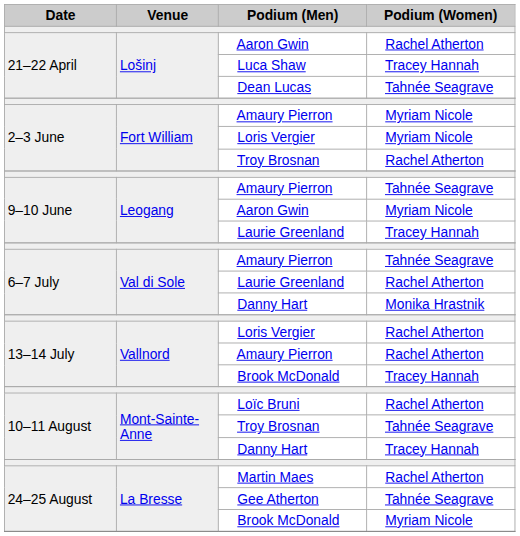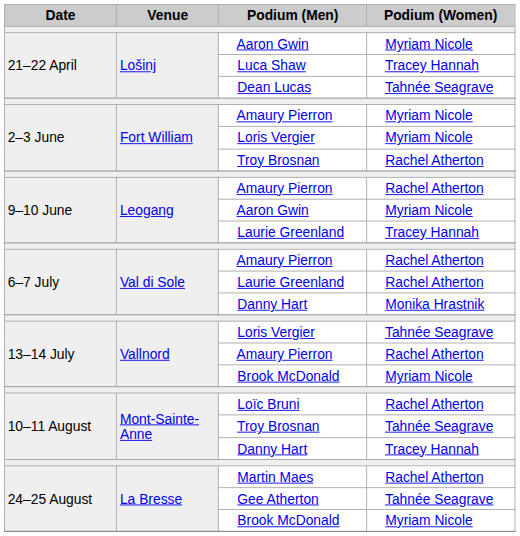(427, 44) Rachel Atherton -> (421, 44) Myriam Nicole
(432, 188) Tahnée Seagrave -> (427, 188) Rachel Atherton
(432, 260) Tahnée Seagrave -> (427, 260) Rachel Atherton
(427, 332) Rachel Atherton -> (432, 332) Tahnée Seagrave
(424, 376) Tracey Hannah -> (421, 376) Myriam Nicole
